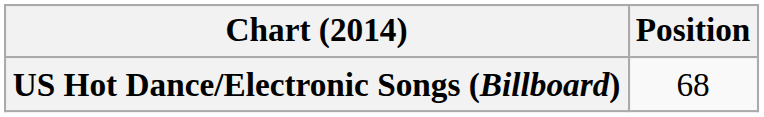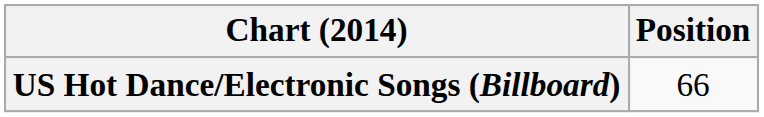(693, 83) 68 -> (693, 83) 66
